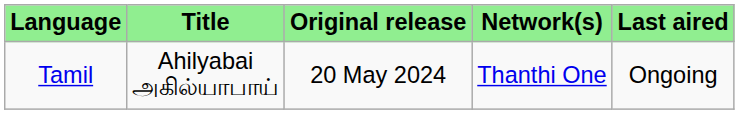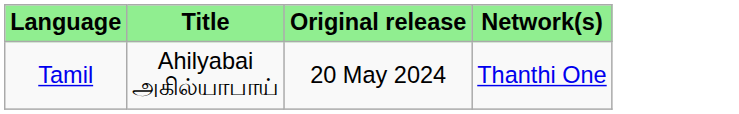- column: (673, 23)
